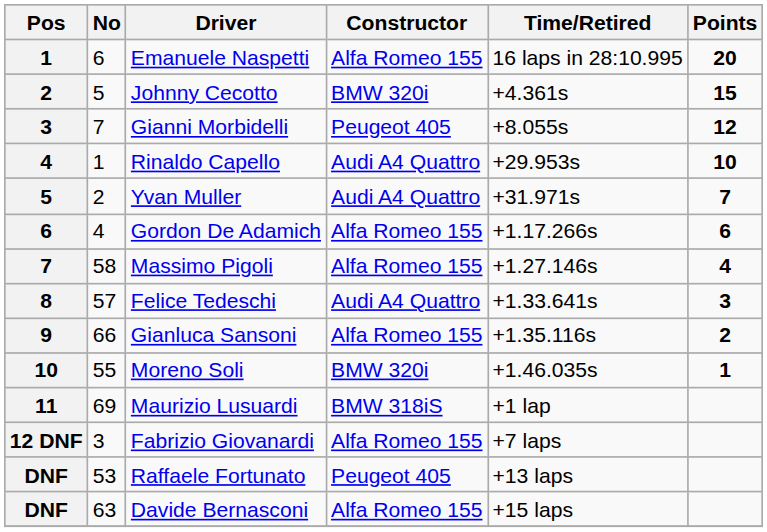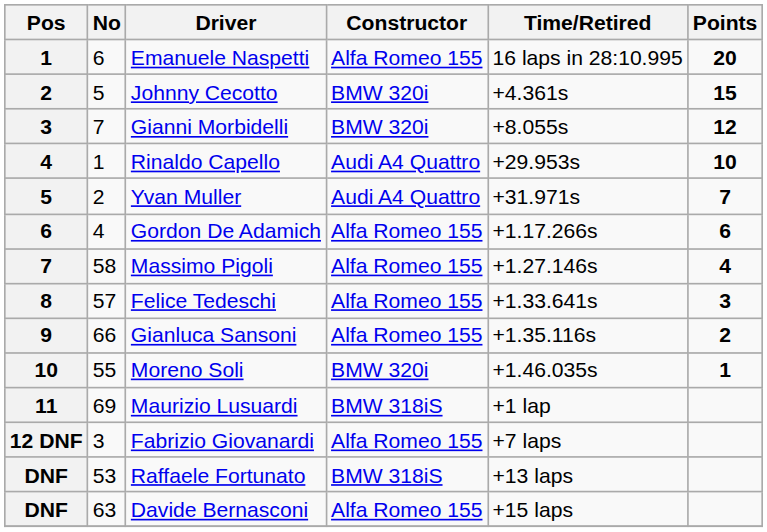(391, 126) Peugeot 405 -> (380, 126) BMW 320i
(406, 300) Audi A4 Quattro -> (407, 300) Alfa Romeo 155
(391, 474) Peugeot 405 -> (387, 474) BMW 318iS
